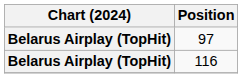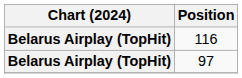rows swapped: (206, 38) <-> (206, 61)
